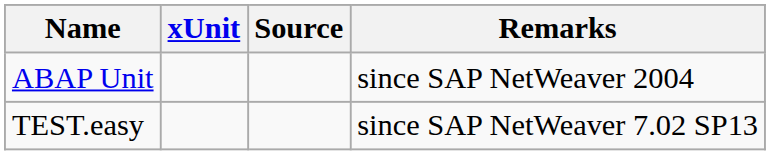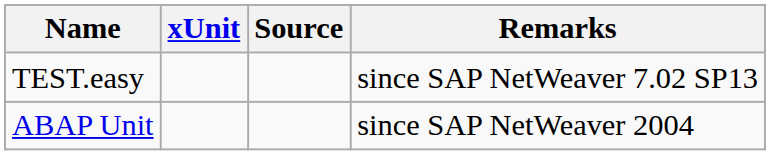rows swapped: (83, 76) <-> (78, 125)
